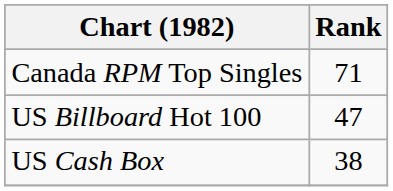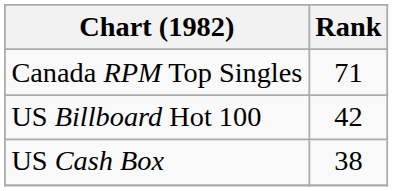(348, 116) 47 -> (348, 116) 42
